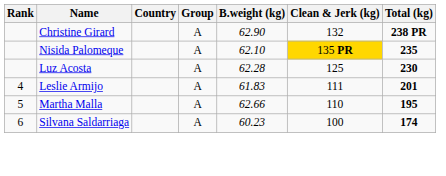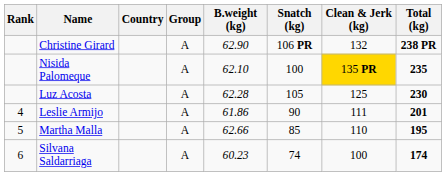+ column: (295, 20)
(252, 86) 61.83 -> (236, 112) 61.86
